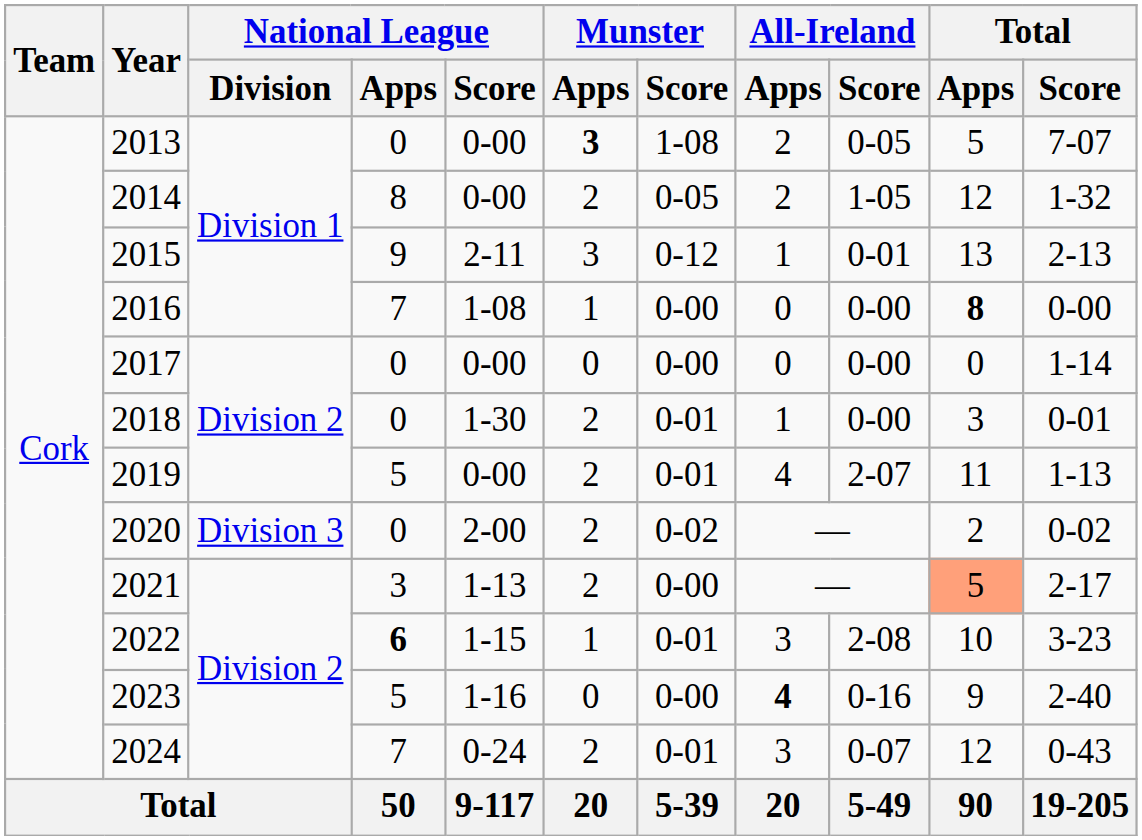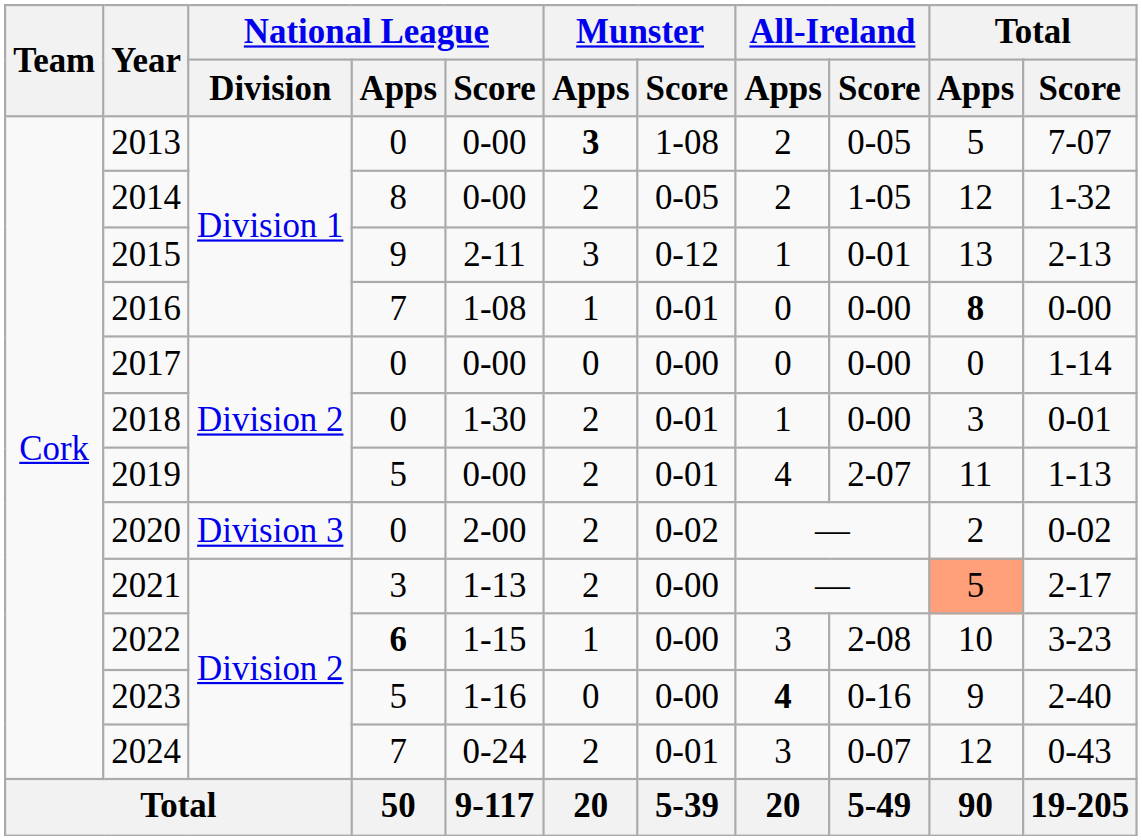(687, 308) 0-00 -> (687, 308) 0-01
(687, 640) 0-01 -> (687, 640) 0-00
